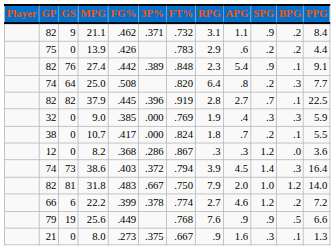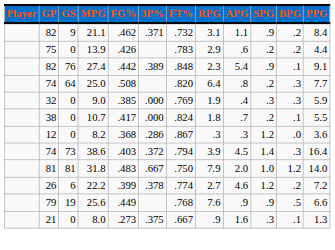- row: (96, 100)
(51, 185) 82 -> (51, 168) 81
(51, 202) 66 -> (51, 185) 26
